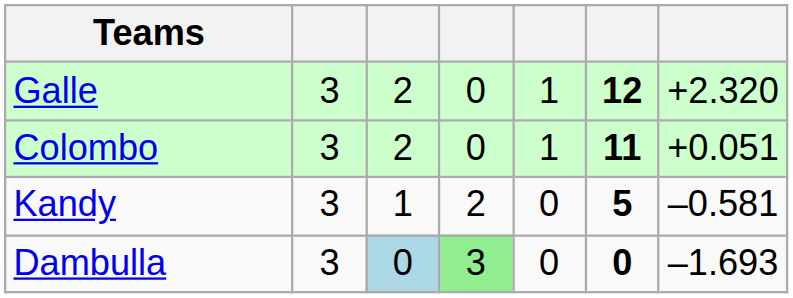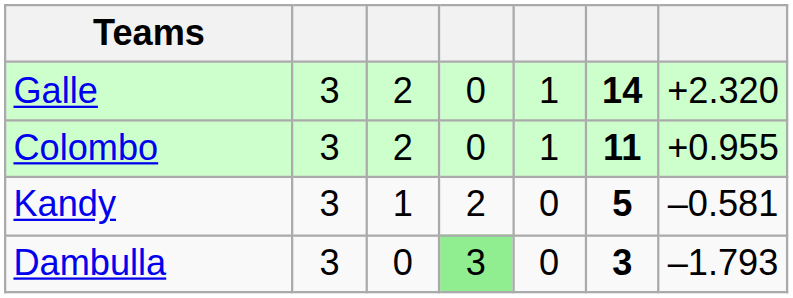(622, 90) 12 -> (622, 90) 14
(723, 147) +0.051 -> (723, 147) +0.955
(403, 262) lightblue background -> (403, 262) no background
(622, 262) 0 -> (622, 262) 3
(723, 262) –1.693 -> (723, 262) –1.793
